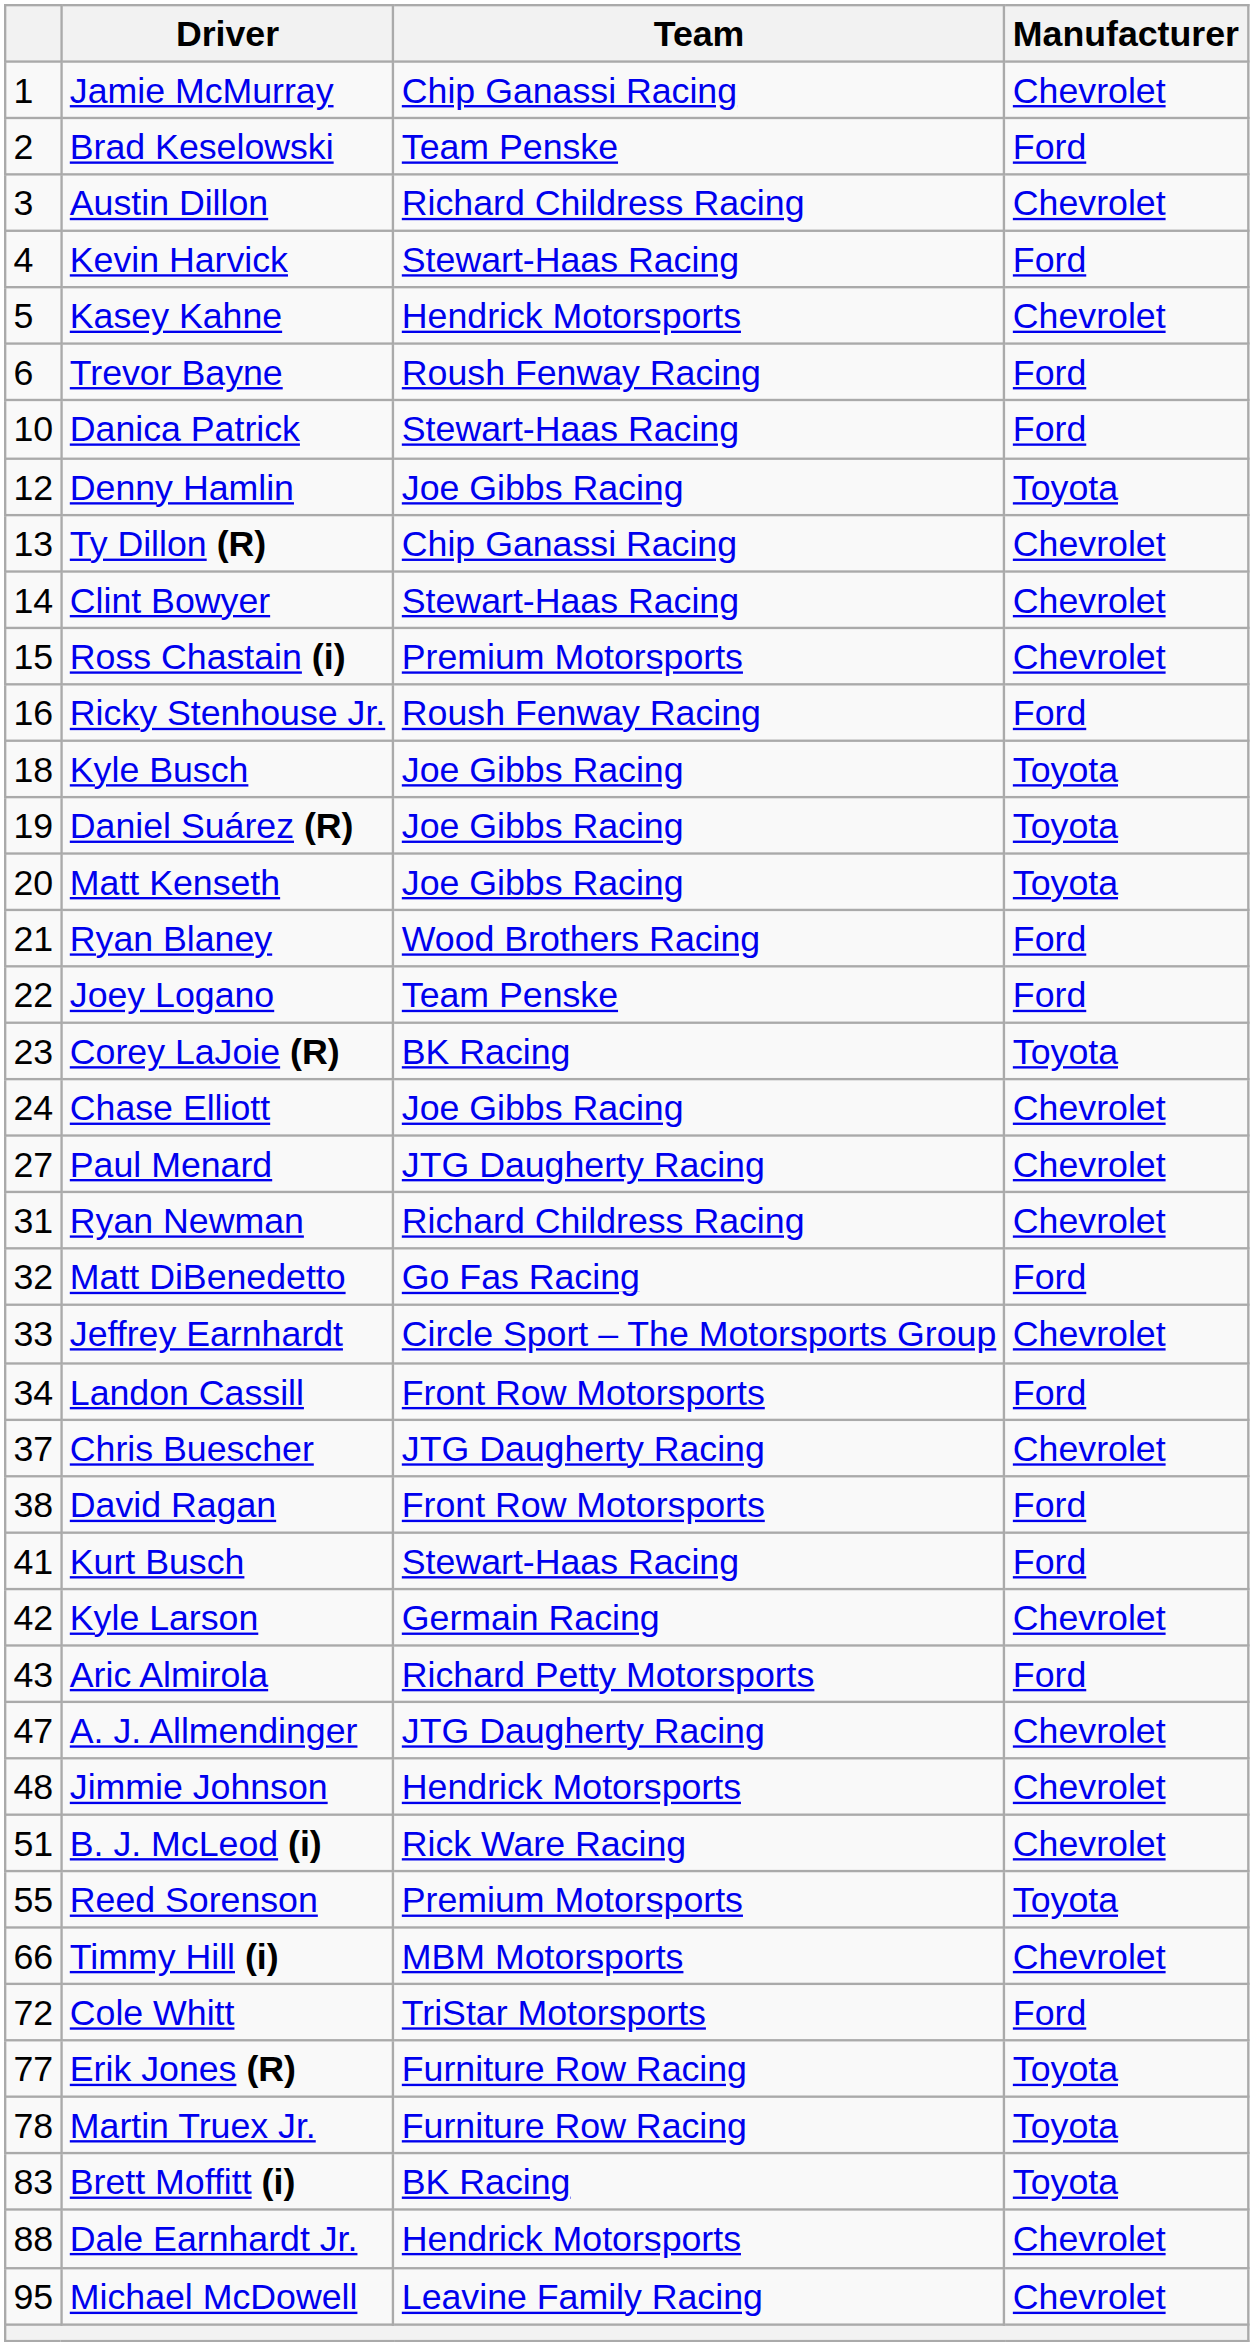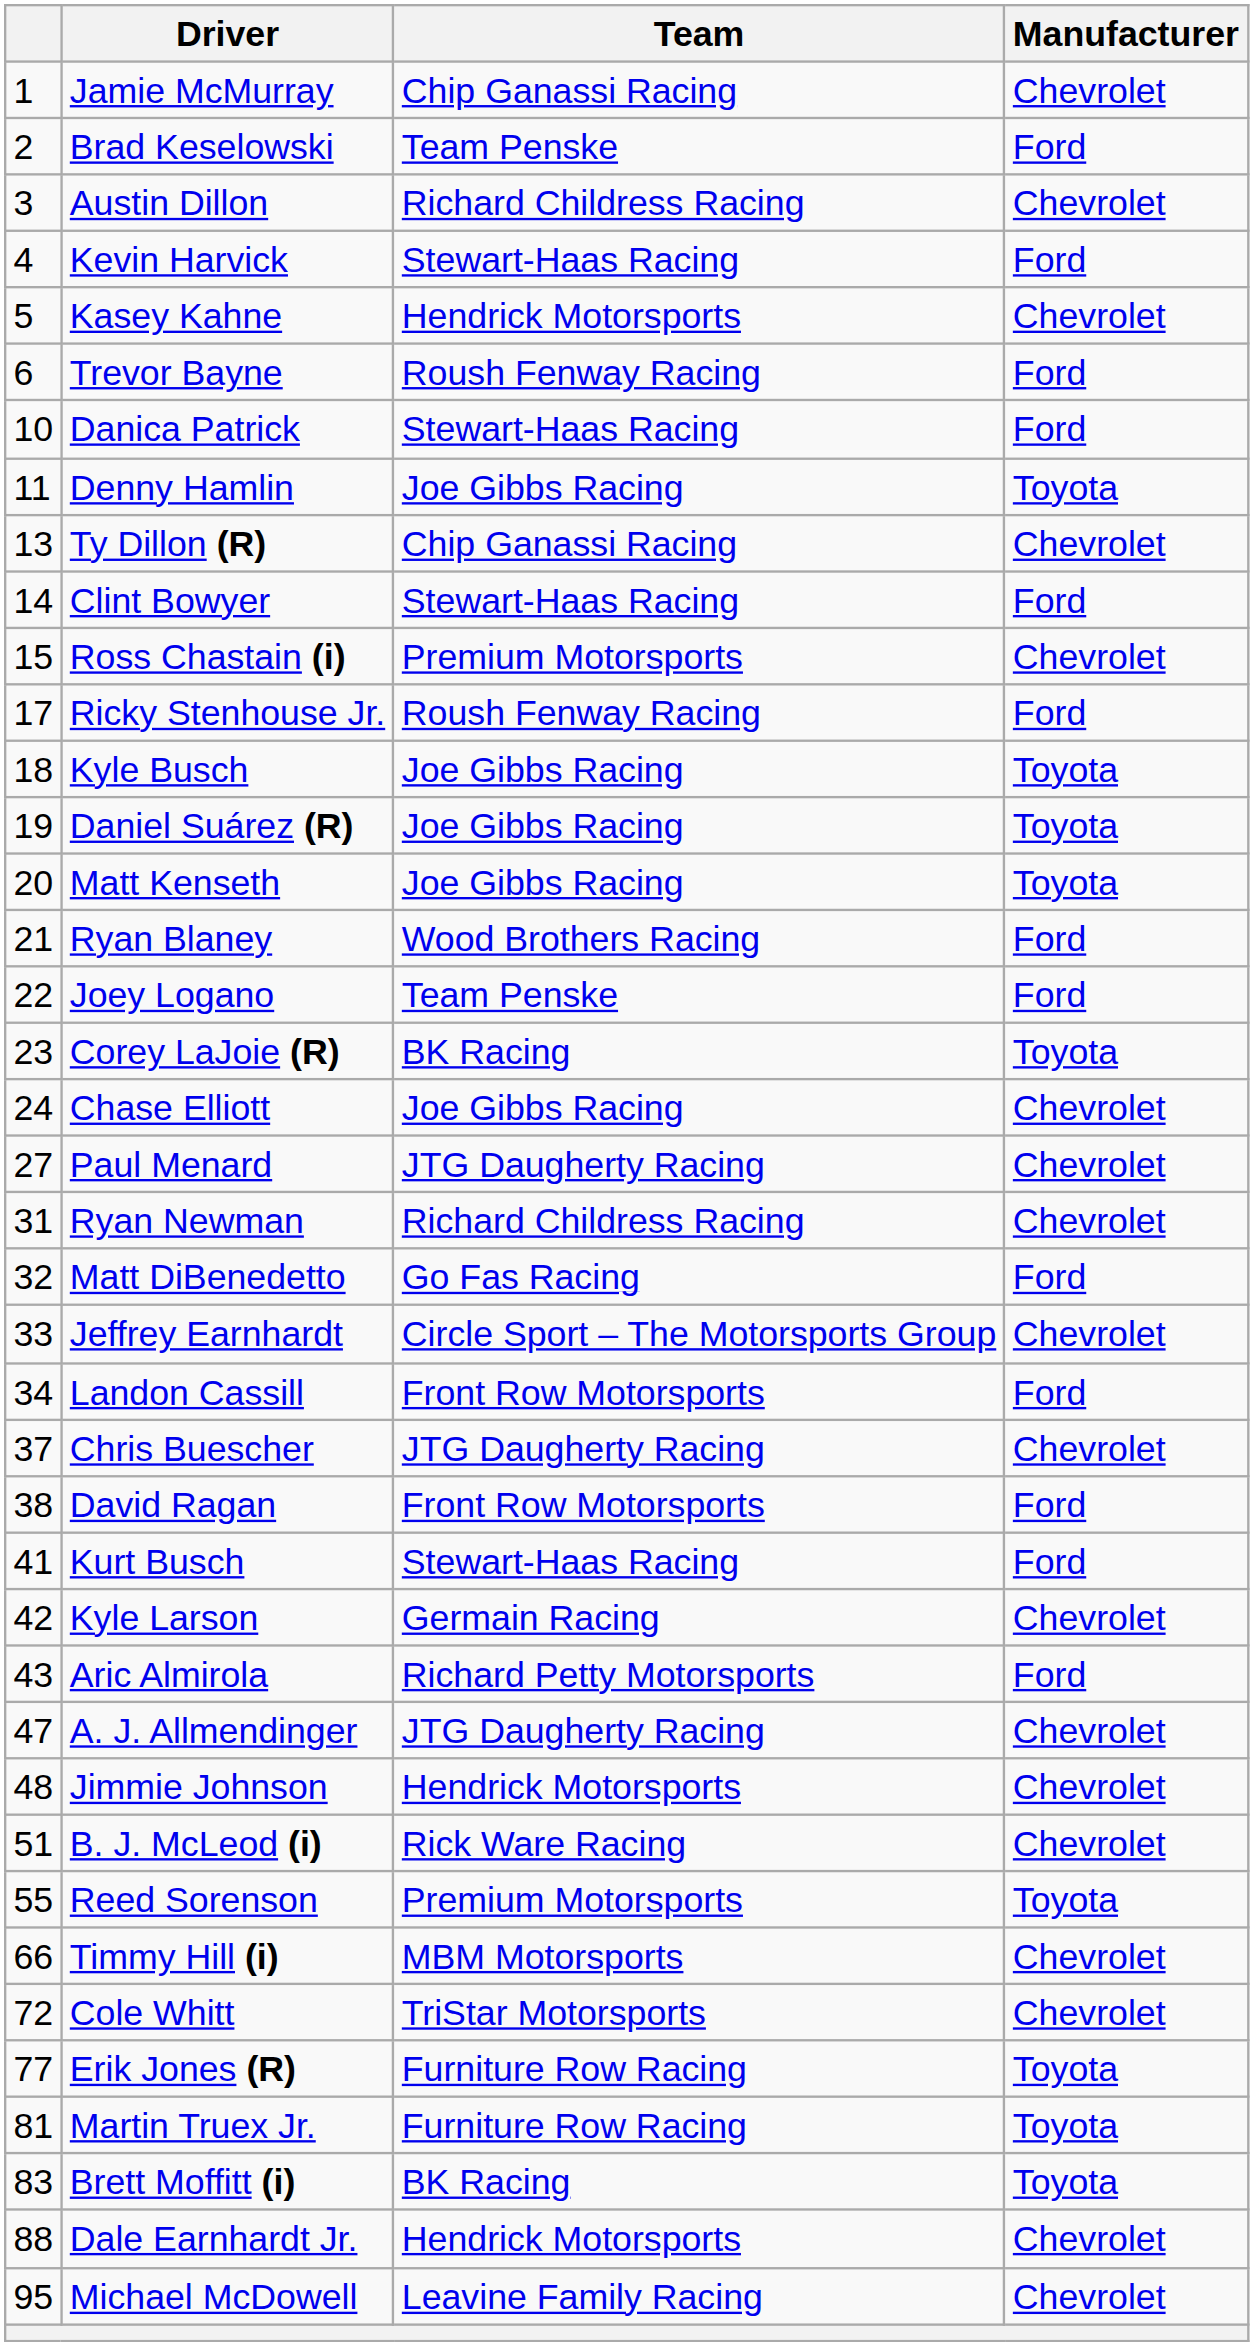(33, 486) 12 -> (32, 486) 11
(1089, 599) Chevrolet -> (1050, 599) Ford
(33, 712) 16 -> (33, 712) 17
(1050, 2013) Ford -> (1089, 2013) Chevrolet
(33, 2126) 78 -> (33, 2126) 81
